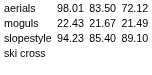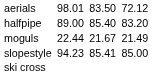+ row: (23, 23)
(70, 23) 22.43 -> (70, 38) 22.44
(103, 38) 85.40 -> (103, 53) 85.41
(135, 38) 89.10 -> (135, 53) 85.00
